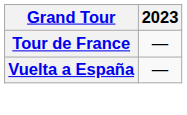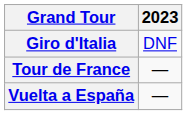+ row: (71, 43)
